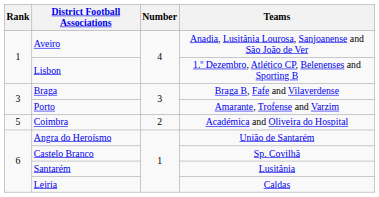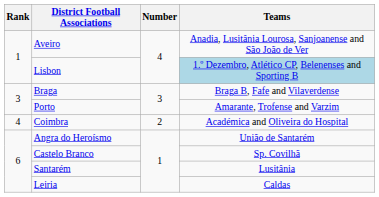(277, 70) no background -> (277, 70) lightblue background
(18, 122) 5 -> (18, 122) 4
